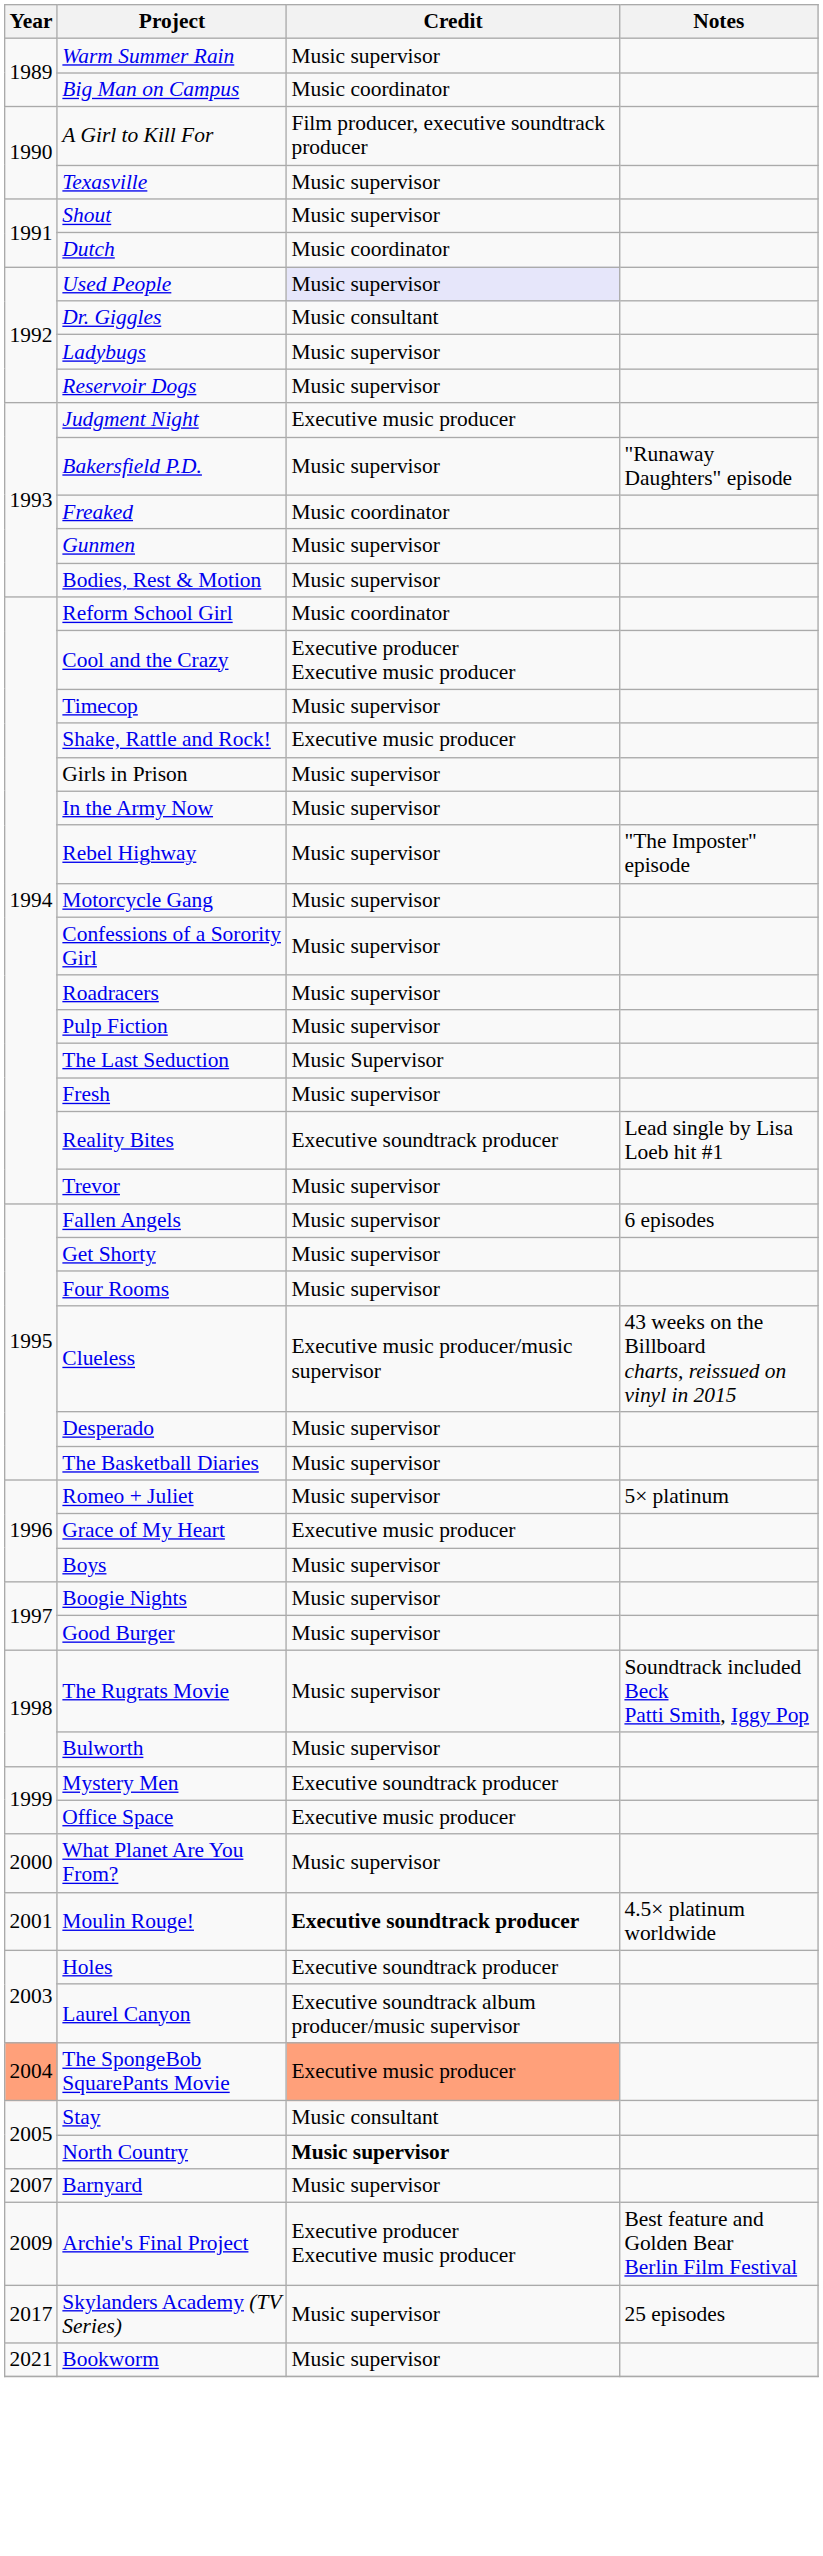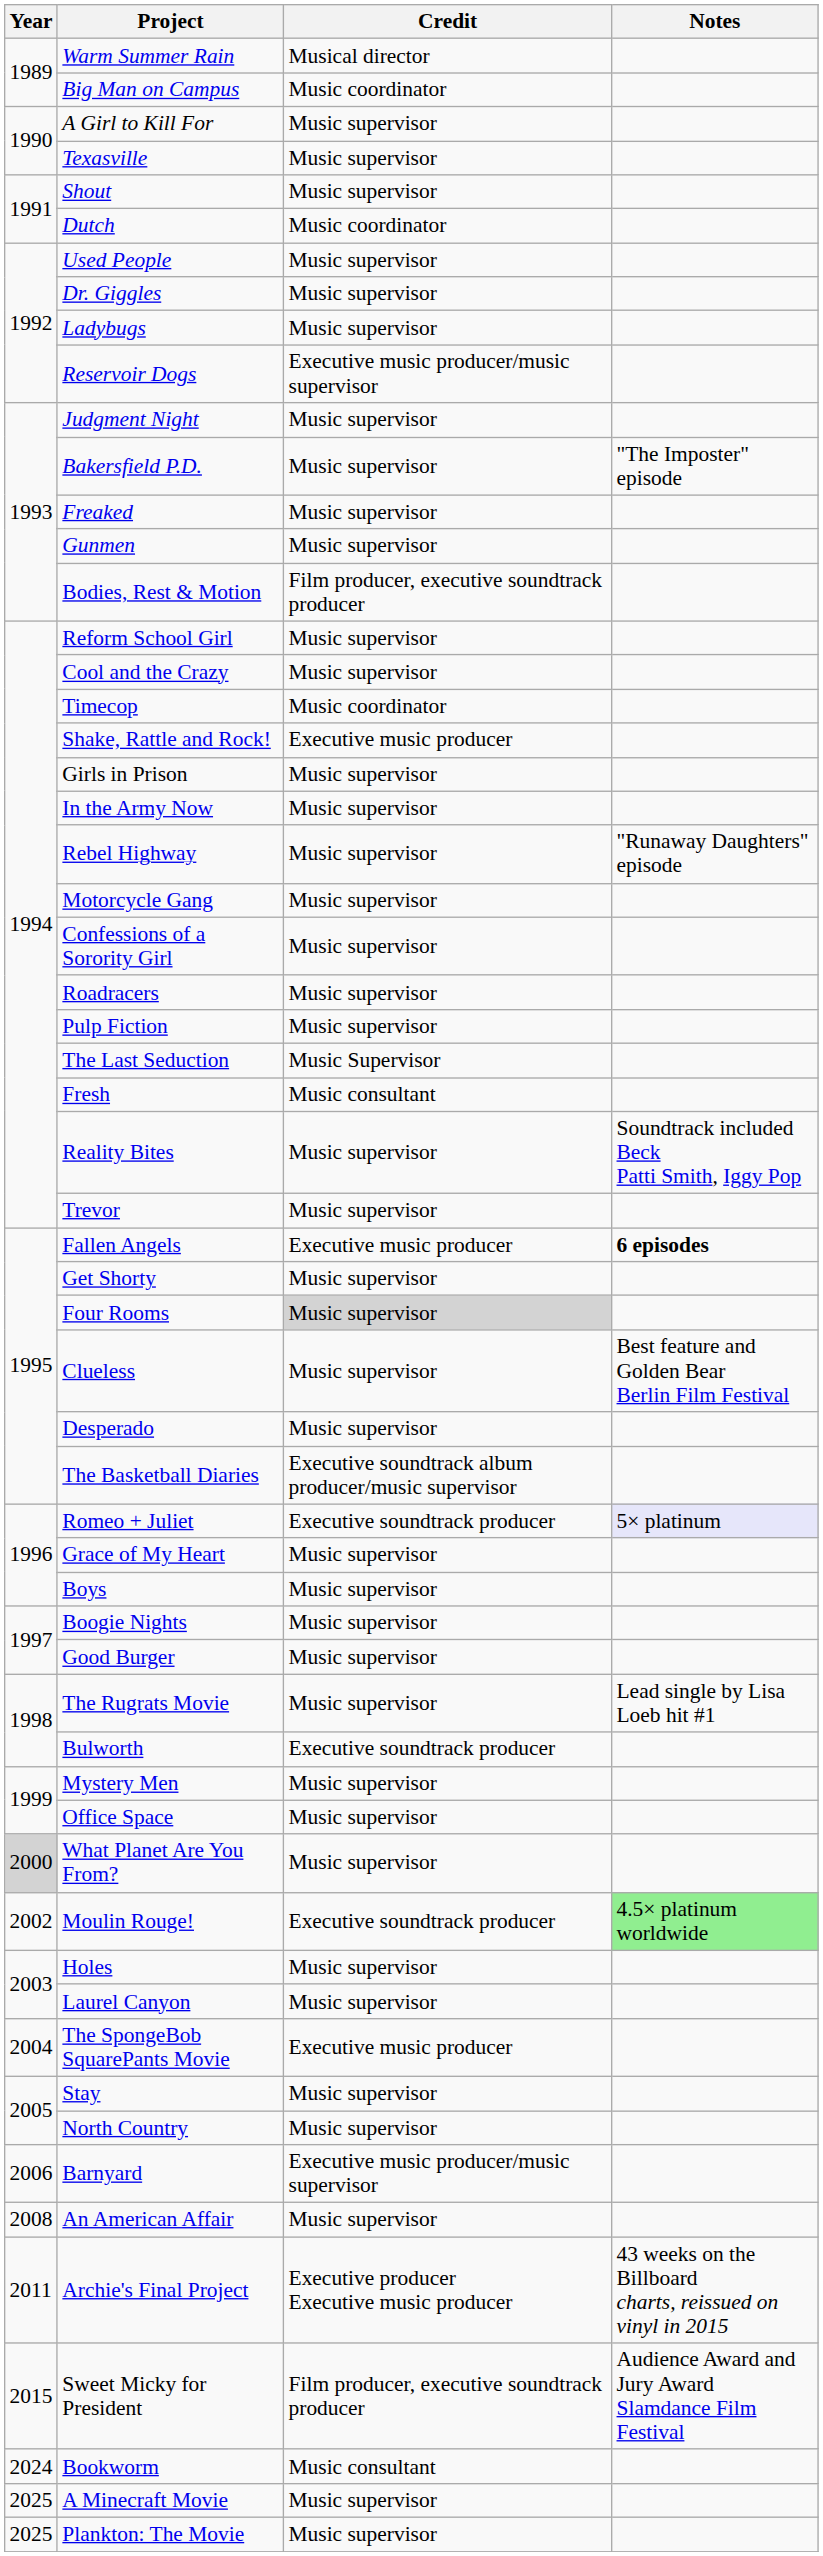(366, 55) Music supervisor -> (359, 55) Musical director
(448, 135) Film producer, executive soundtrack producer -> (363, 123) Music supervisor
(366, 283) lavender background -> (363, 259) no background
(365, 317) Music consultant -> (363, 293) Music supervisor
(366, 385) Music supervisor -> (429, 373) Executive music producer/music supervisor
(403, 419) Executive music producer -> (363, 419) Music supervisor
(708, 465) "Runaway Daughters" episode -> (683, 465) "The Imposter" episode
(370, 511) Music coordinator -> (363, 511) Music supervisor
(366, 579) Music supervisor -> (445, 591) Film producer, executive soundtrack producer
(370, 613) Music coordinator -> (363, 637) Music supervisor
(403, 659) Executive producer Executive music producer -> (363, 671) Music supervisor
(366, 705) Music supervisor -> (367, 705) Music coordinator
(691, 853) "The Imposter" episode -> (713, 853) "Runaway Daughters" episode
(366, 1094) Music supervisor -> (362, 1094) Music consultant
(425, 1140) Executive soundtrack producer -> (363, 1152) Music supervisor
(709, 1140) Lead single by Lisa Loeb hit #1 -> (709, 1152) Soundtrack included Beck Patti Smith, Iggy Pop
(366, 1220) Music supervisor -> (400, 1244) Executive music producer
(669, 1220) normal -> (663, 1244) bold
(366, 1288) no background -> (363, 1312) lightgrey background
(432, 1358) Executive music producer/music supervisor -> (363, 1370) Music supervisor
(705, 1358) 43 weeks on the Billboard charts, reissued on vinyl in 2015 -> (703, 1370) Best feature and Golden Bear Berlin Film Festival
(366, 1462) Music supervisor -> (411, 1474) Executive soundtrack album producer/music supervisor
(366, 1496) Music supervisor -> (422, 1520) Executive soundtrack producer
(677, 1496) no background -> (669, 1520) lavender background
(403, 1530) Executive music producer -> (363, 1554) Music supervisor
(717, 1690) Soundtrack included Beck Patti Smith, Iggy Pop -> (701, 1702) Lead single by Lisa Loeb hit #1
(366, 1748) Music supervisor -> (422, 1748) Executive soundtrack producer
(425, 1782) Executive soundtrack producer -> (363, 1782) Music supervisor
(403, 1816) Executive music producer -> (363, 1816) Music supervisor
(31, 1862) no background -> (31, 1862) lightgrey background
(31, 1921) 2001 -> (31, 1921) 2002
(435, 1921) bold -> (422, 1921) normal
(685, 1921) no background -> (677, 1921) lightgreen background
(425, 1967) Executive soundtrack producer -> (363, 1967) Music supervisor
(414, 2013) Executive soundtrack album producer/music supervisor -> (363, 2001) Music supervisor
(31, 2071) lightsalmon background -> (31, 2047) no background
(403, 2071) lightsalmon background -> (400, 2047) no background
(365, 2117) Music consultant -> (363, 2093) Music supervisor
(370, 2151) bold -> (363, 2127) normal
(31, 2185) 2007 -> (31, 2173) 2006
(366, 2185) Music supervisor -> (429, 2173) Executive music producer/music supervisor
+ row: (148, 2219)
(31, 2243) 2009 -> (31, 2289) 2011
(711, 2243) Best feature and Golden Bear Berlin Film Festival -> (697, 2289) 43 weeks on the Billboard charts, reissued on vinyl in 2015
+ row: (134, 2395)
- row: (172, 2313)
(31, 2359) 2021 -> (31, 2466) 2024
(366, 2359) Music supervisor -> (362, 2466) Music consultant
+ row: (145, 2500)
+ row: (153, 2534)
